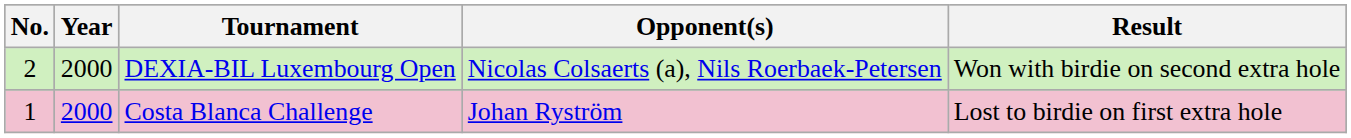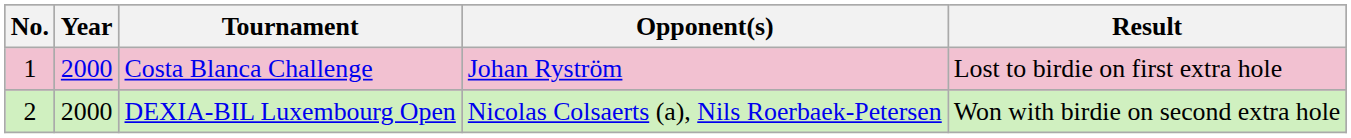rows swapped: (249, 111) <-> (290, 68)
